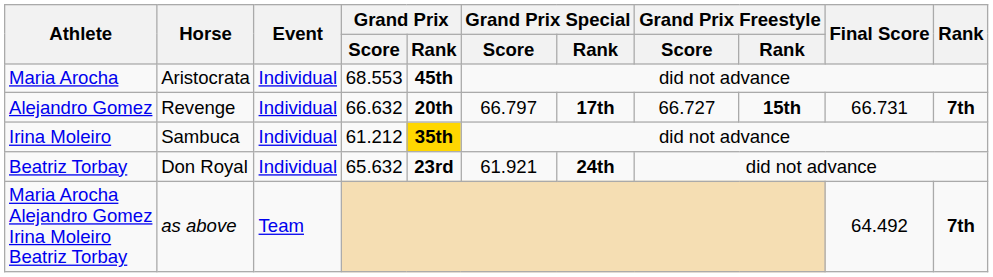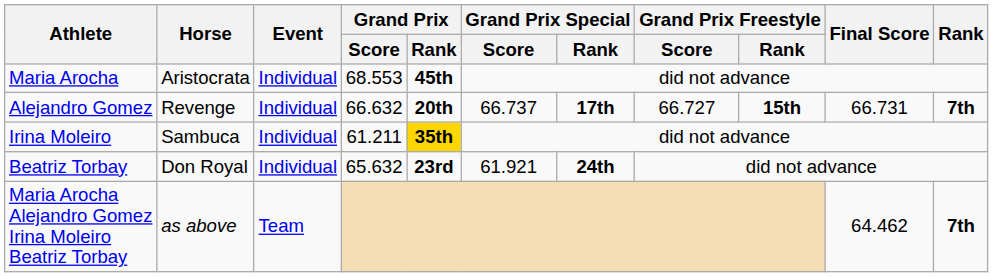(509, 108) 66.797 -> (509, 108) 66.737
(374, 137) 61.212 -> (374, 137) 61.211
(879, 227) 64.492 -> (879, 227) 64.462
